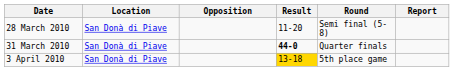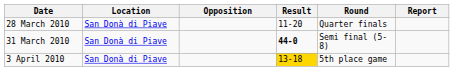(353, 29) Semi final (5-8) -> (353, 24) Quarter finals
(353, 46) Quarter finals -> (353, 42) Semi final (5-8)
